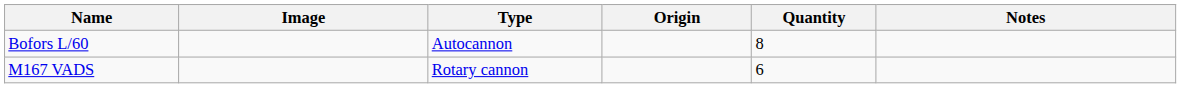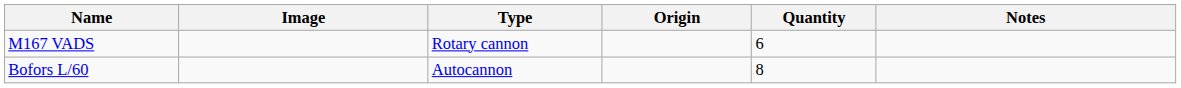rows swapped: (48, 43) <-> (51, 69)
